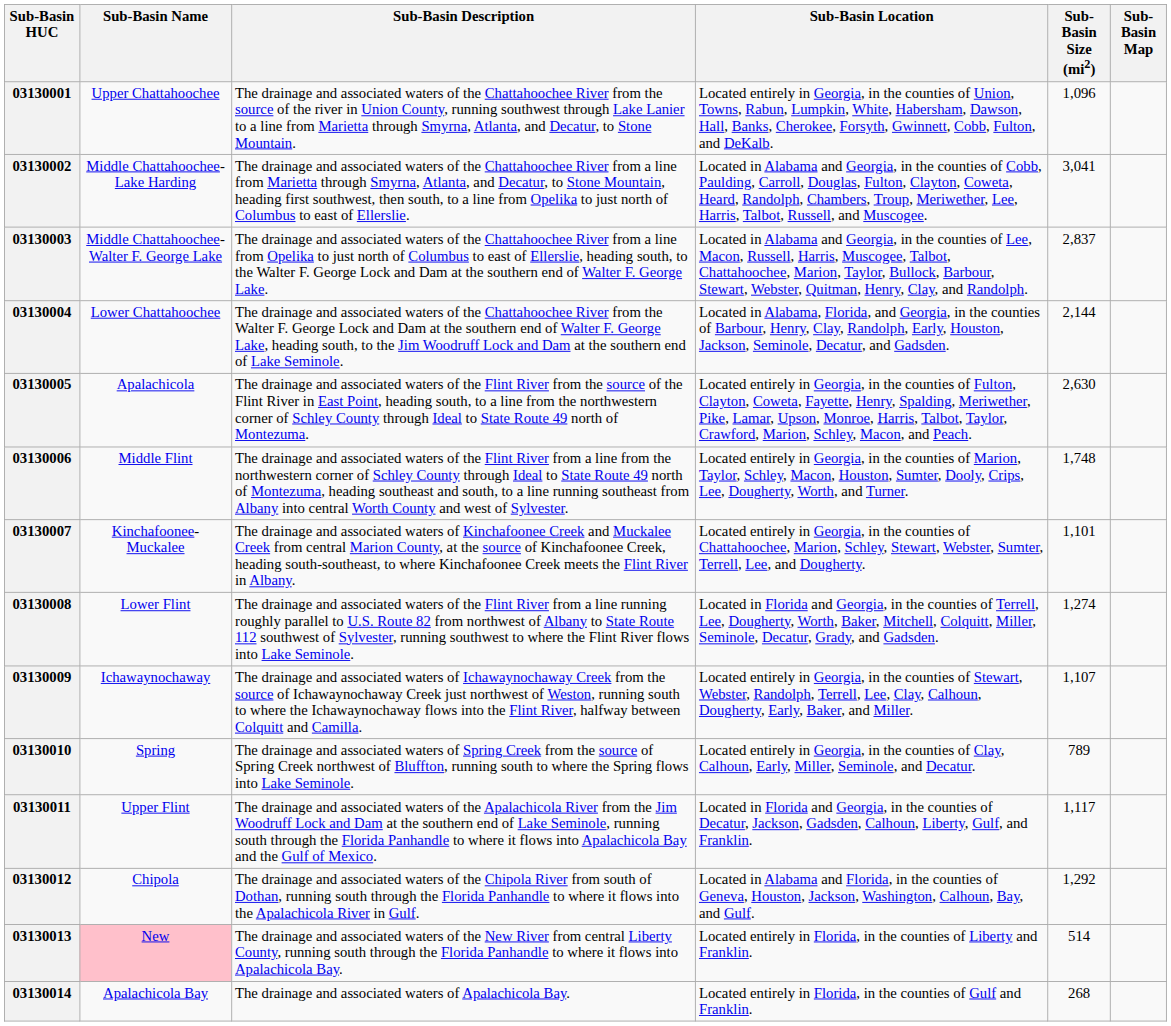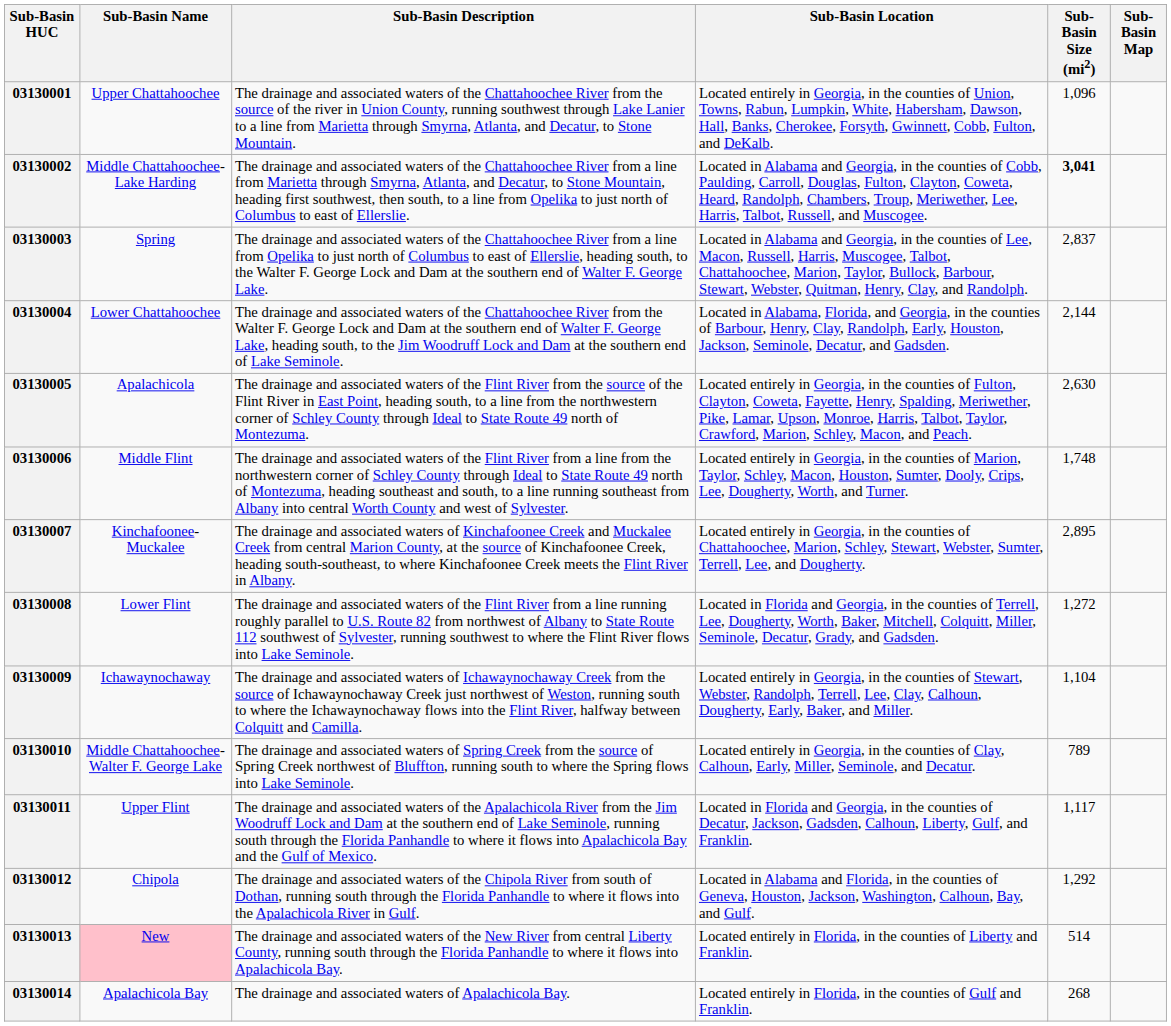(1079, 166) normal -> (1079, 166) bold
(156, 247) Middle Chattahoochee-Walter F. George Lake -> (156, 239) Spring
(1079, 531) 1,101 -> (1079, 531) 2,895
(1079, 604) 1,274 -> (1079, 604) 1,272
(1079, 677) 1,107 -> (1079, 677) 1,104
(156, 750) Spring -> (156, 758) Middle Chattahoochee-Walter F. George Lake
